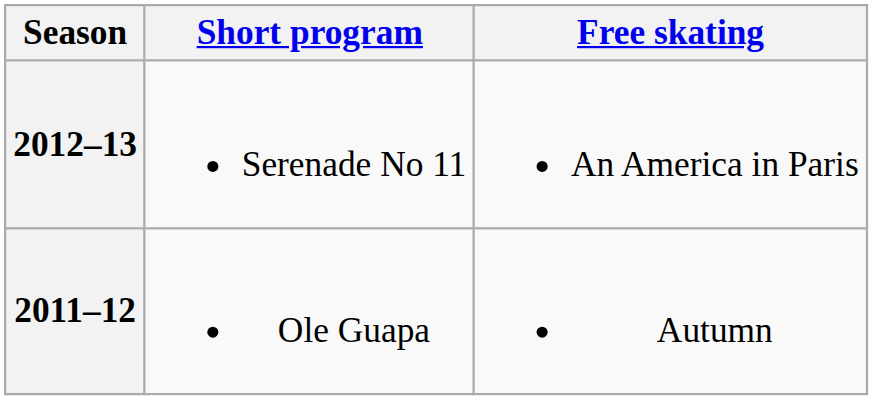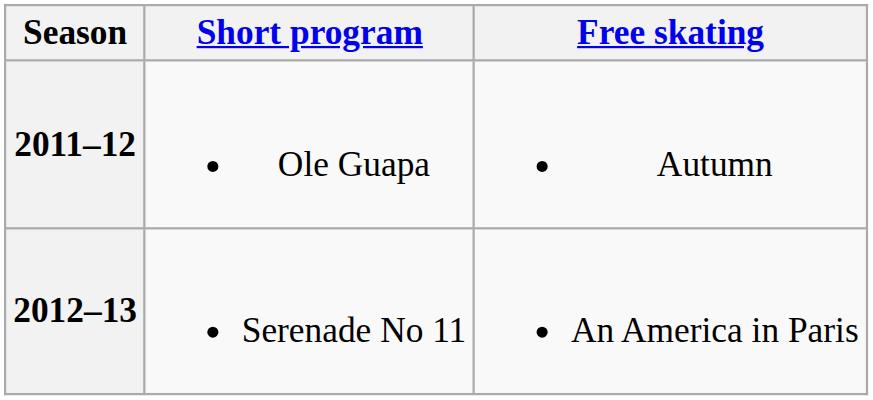rows swapped: (75, 143) <-> (75, 310)
